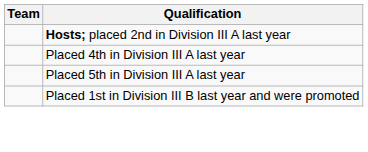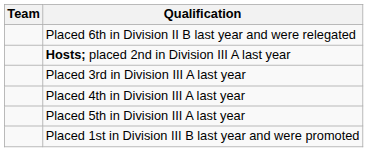+ row: (201, 34)
+ row: (146, 75)
